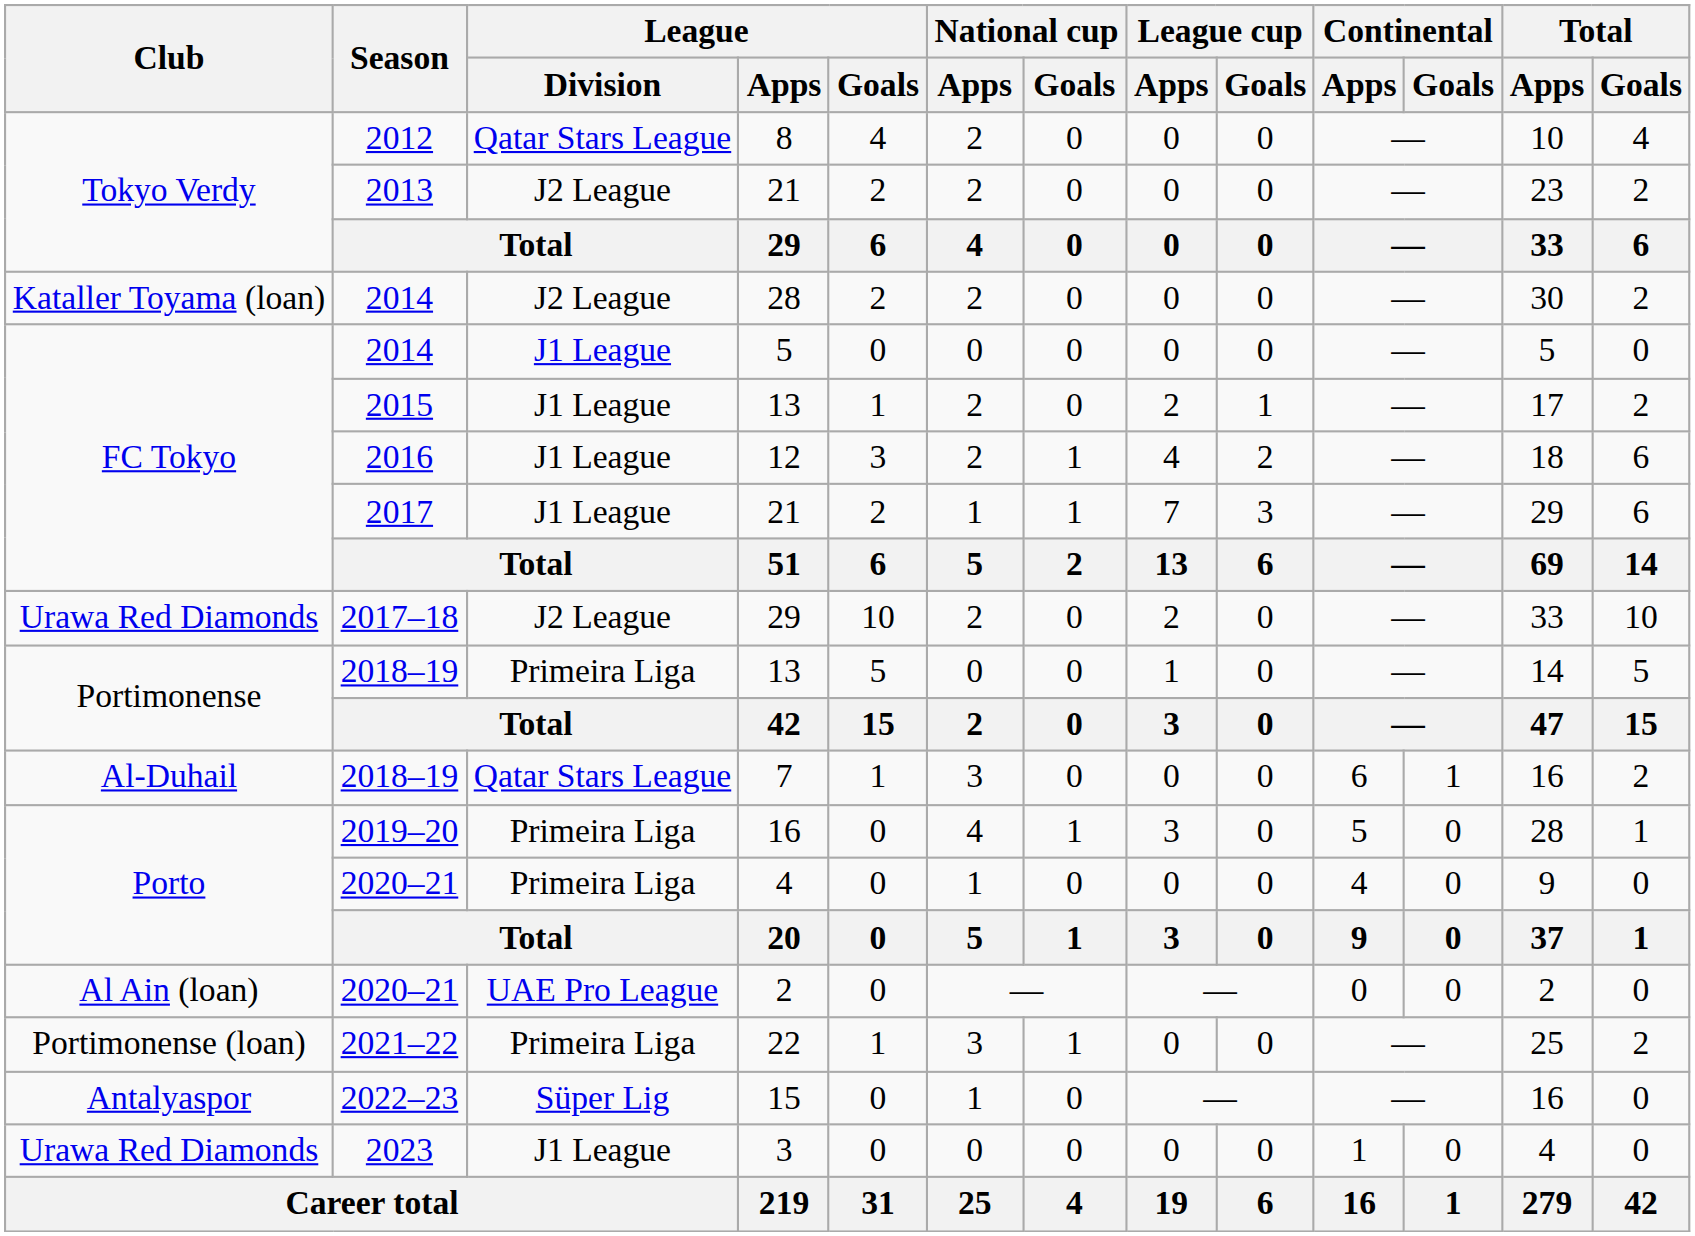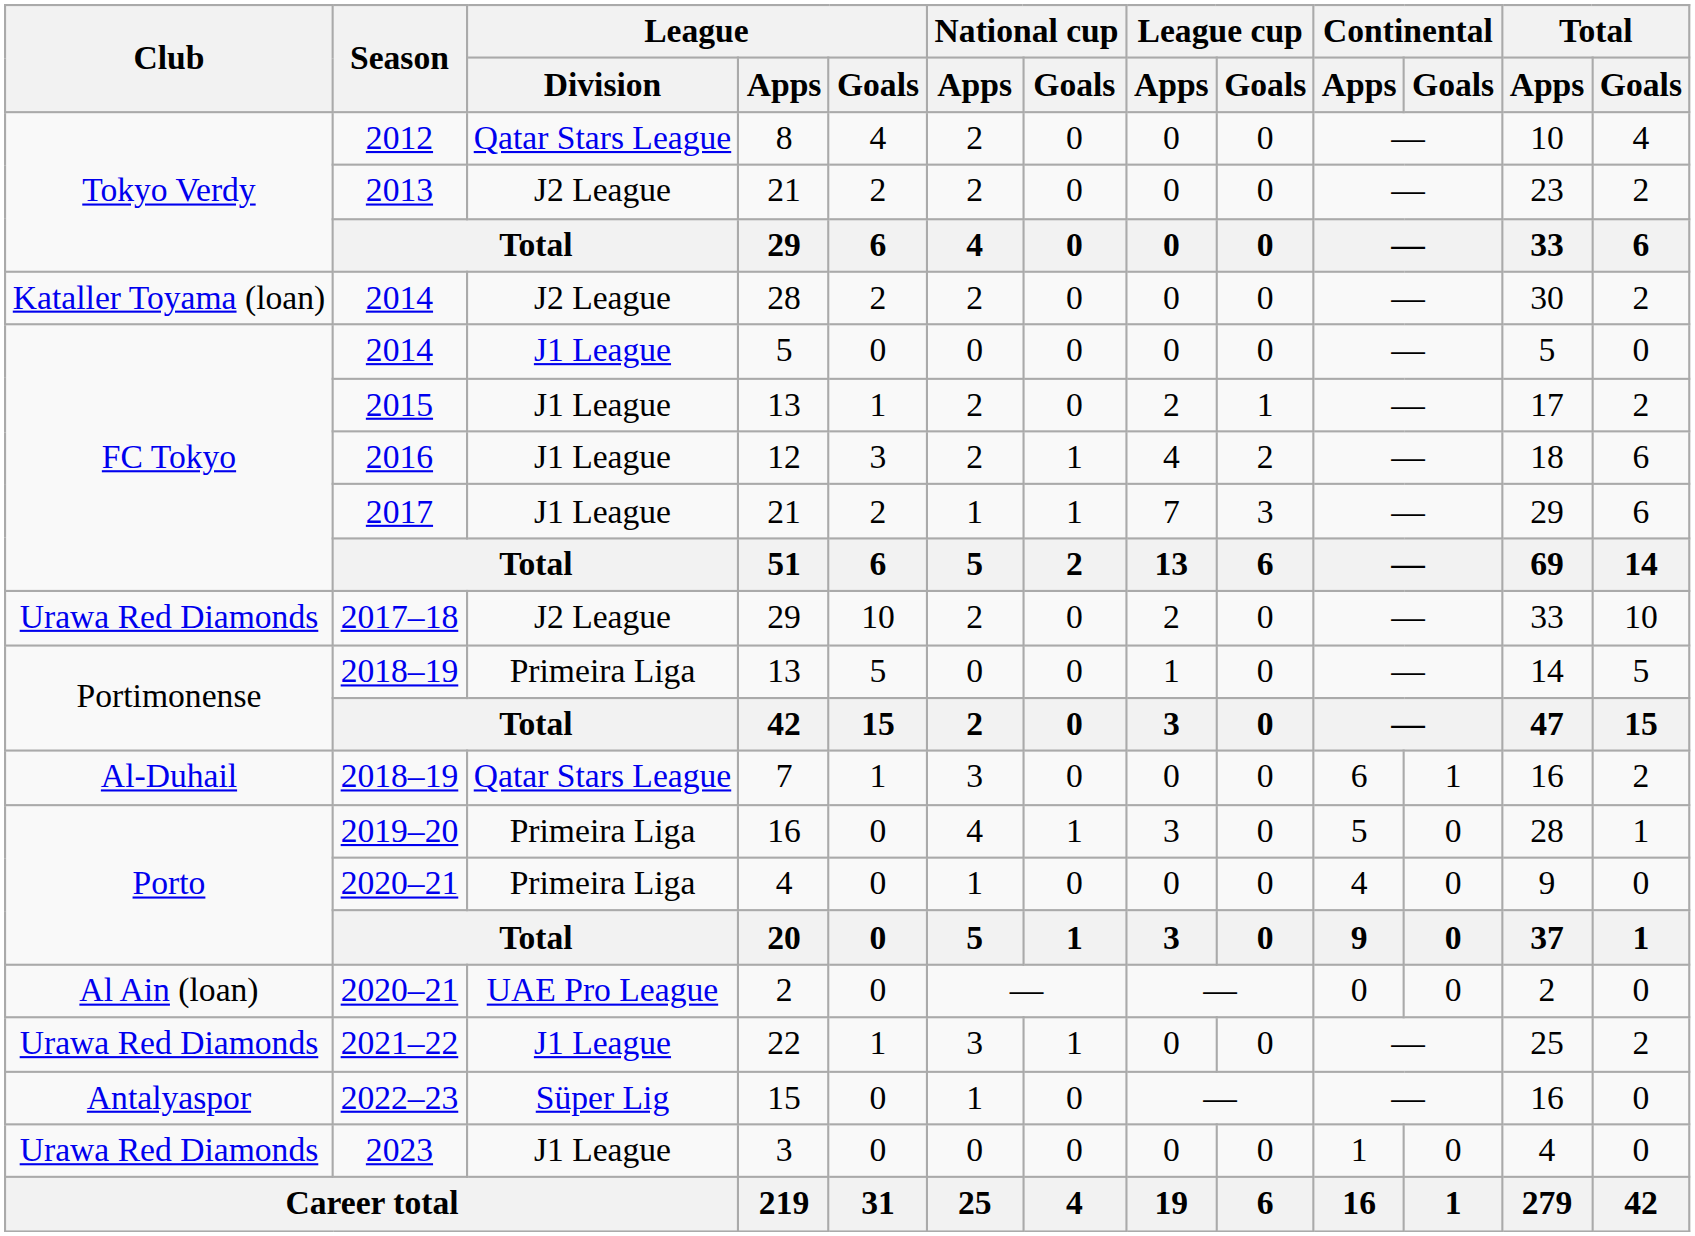(169, 1043) Portimonense (loan) -> (169, 1043) Urawa Red Diamonds
(602, 1043) Primeira Liga -> (602, 1043) J1 League
